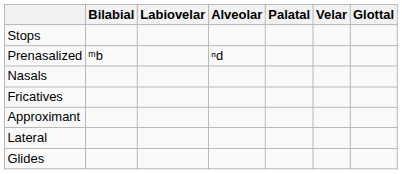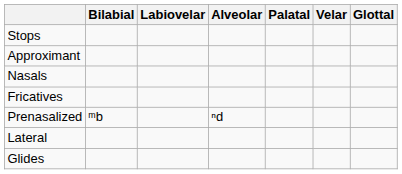rows swapped: (45, 55) <-> (44, 117)
